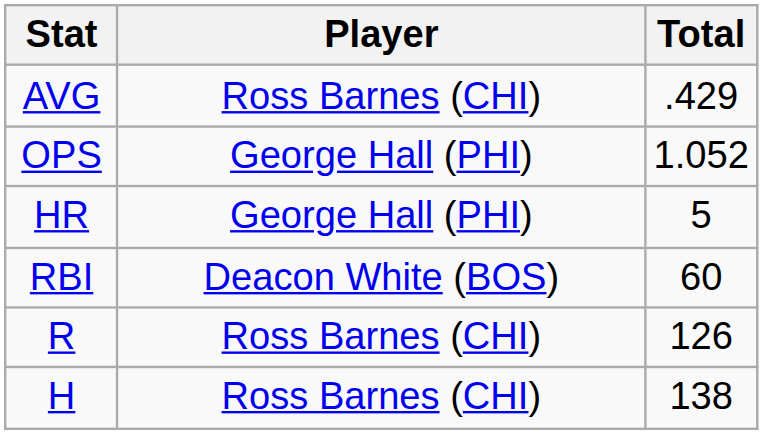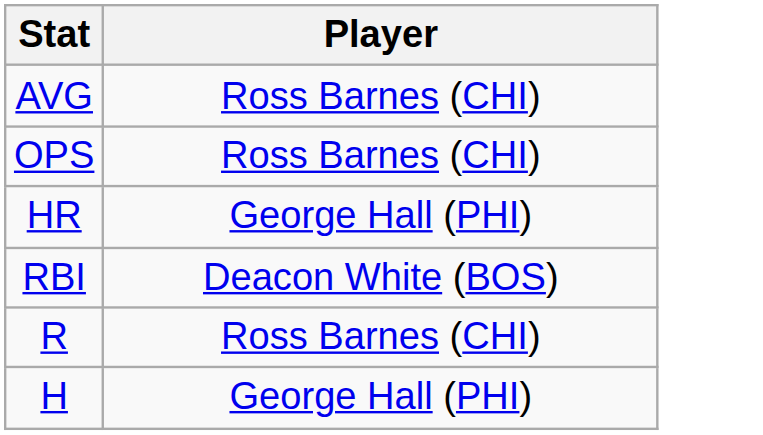- column: (701, 34)
(381, 155) George Hall (PHI) -> (381, 155) Ross Barnes (CHI)
(381, 397) Ross Barnes (CHI) -> (381, 397) George Hall (PHI)
